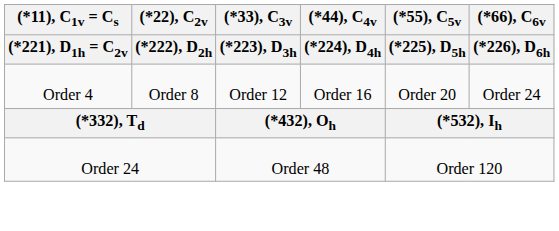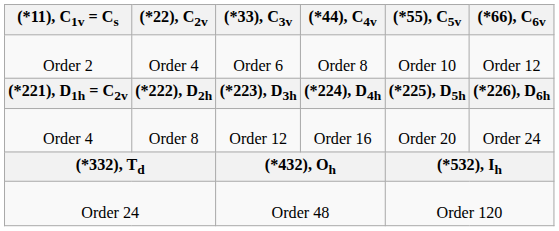+ row: (68, 65)
